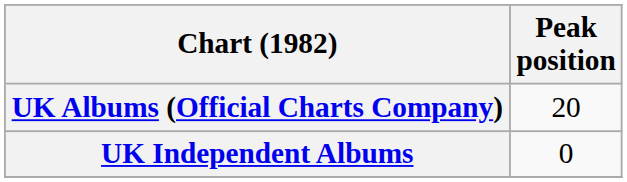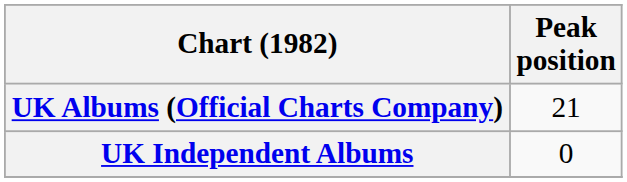(566, 107) 20 -> (566, 107) 21
